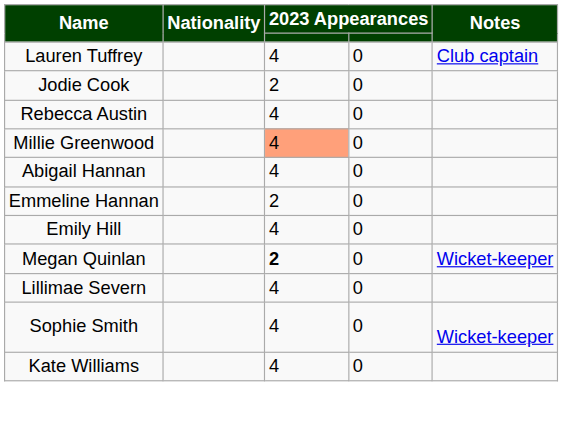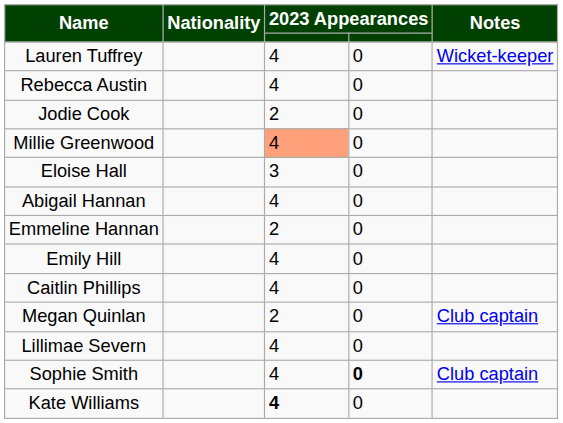(488, 56) Club captain -> (495, 56) Wicket-keeper
rows swapped: (84, 114) <-> (84, 85)
+ row: (84, 172)
+ row: (84, 287)
(274, 258) bold -> (274, 316) normal
(495, 258) Wicket-keeper -> (488, 316) Club captain
(358, 326) normal -> (358, 374) bold
(495, 337) Wicket-keeper -> (488, 374) Club captain
(274, 366) normal -> (274, 403) bold
